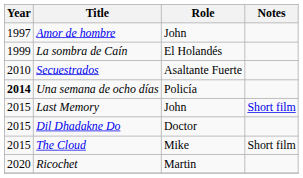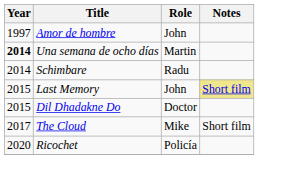- row: (82, 51)
- row: (67, 70)
(180, 88) Policía -> (180, 51) Martin
+ row: (61, 70)
(272, 107) no background -> (227, 88) khaki background
(19, 145) 2015 -> (19, 126) 2017
(180, 164) Martin -> (180, 145) Policía
